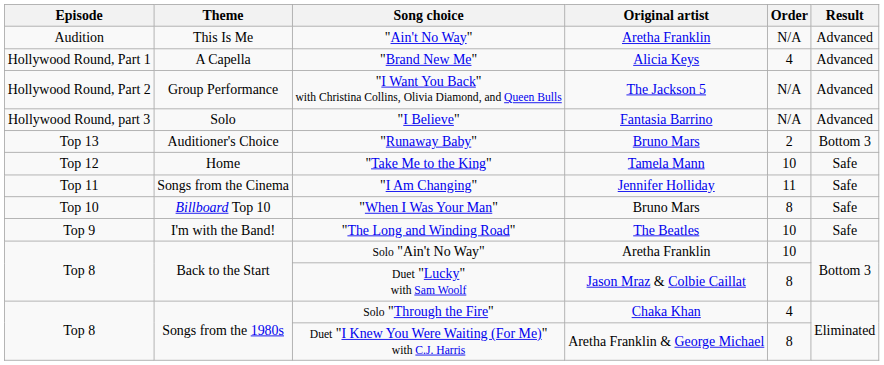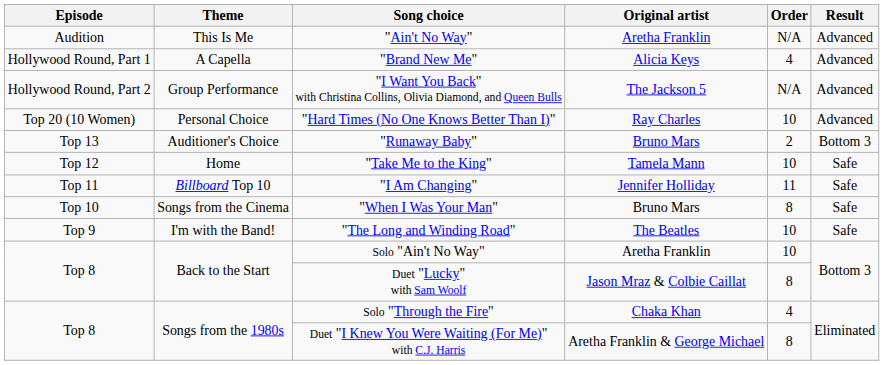- row: (429, 119)
+ row: (429, 119)
(223, 185) Songs from the Cinema -> (223, 185) Billboard Top 10
(223, 207) Billboard Top 10 -> (223, 207) Songs from the Cinema
